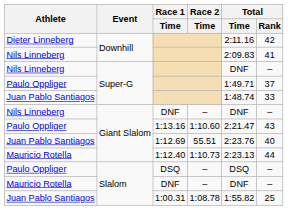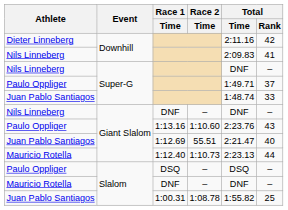(239, 127) 2:21.47 -> (239, 127) 2:23.76
(239, 141) 2:23.76 -> (239, 141) 2:21.47
